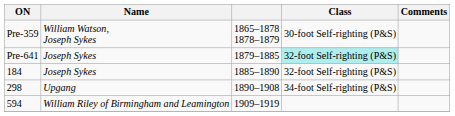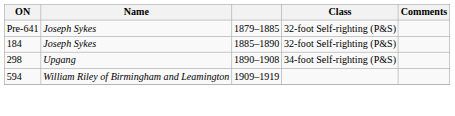- row: (23, 34)
(340, 55) paleturquoise background -> (340, 28) no background
